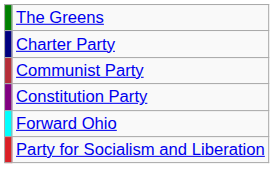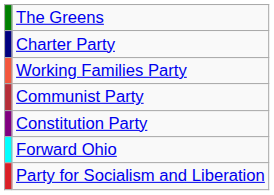+ row: (101, 70)
